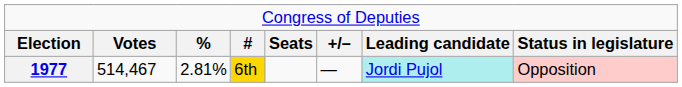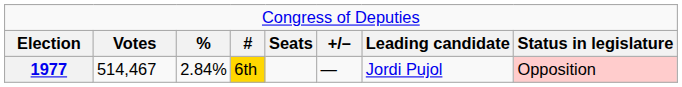(203, 70) 2.81% -> (203, 70) 2.84%
(404, 70) paleturquoise background -> (404, 70) no background
